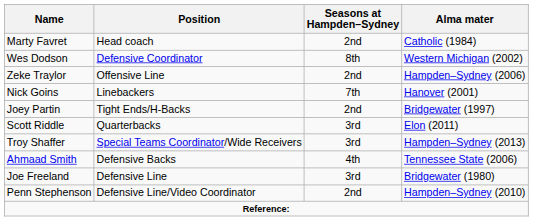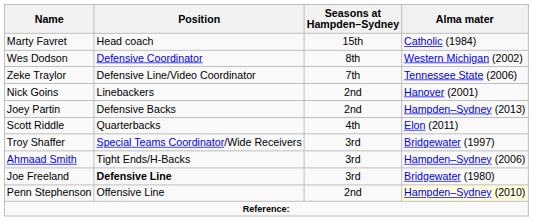(353, 42) 2nd -> (353, 42) 15th
(130, 76) Offensive Line -> (176, 76) Defensive Line/Video Coordinator
(353, 76) 2nd -> (353, 76) 7th
(465, 76) Hampden–Sydney (2006) -> (461, 76) Tennessee State (2006)
(353, 92) 7th -> (353, 92) 2nd
(143, 109) Tight Ends/H-Backs -> (136, 109) Defensive Backs
(449, 109) Bridgewater (1997) -> (465, 109) Hampden–Sydney (2013)
(353, 126) 3rd -> (353, 126) 4th
(465, 143) Hampden–Sydney (2013) -> (449, 143) Bridgewater (1997)
(136, 160) Defensive Backs -> (143, 160) Tight Ends/H-Backs
(353, 160) 4th -> (353, 160) 3rd
(461, 160) Tennessee State (2006) -> (465, 160) Hampden–Sydney (2006)
(132, 177) normal -> (134, 177) bold
(176, 193) Defensive Line/Video Coordinator -> (130, 193) Offensive Line
(465, 193) no background -> (465, 193) lightyellow background
